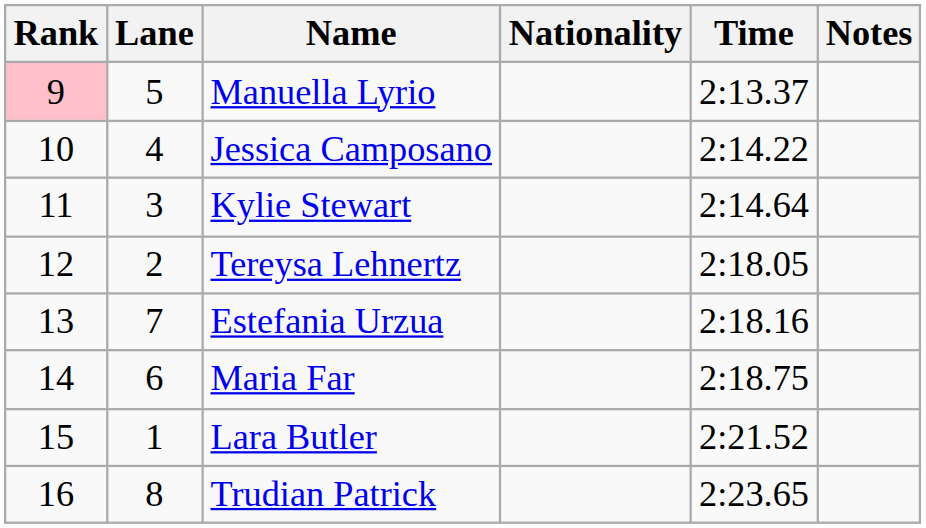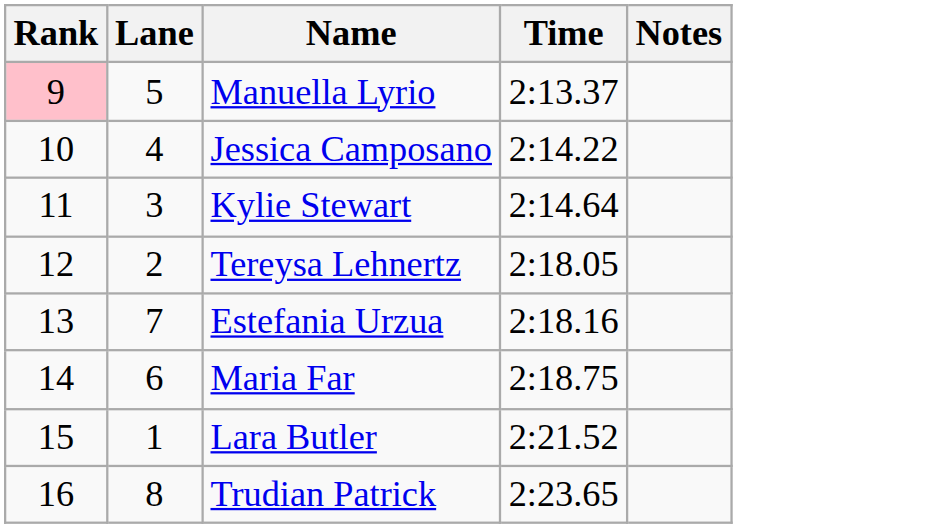- column: (595, 33)
